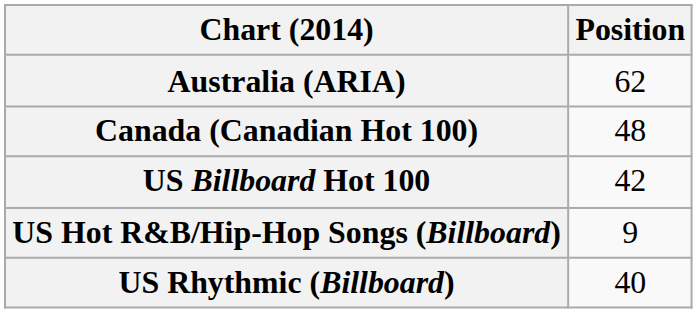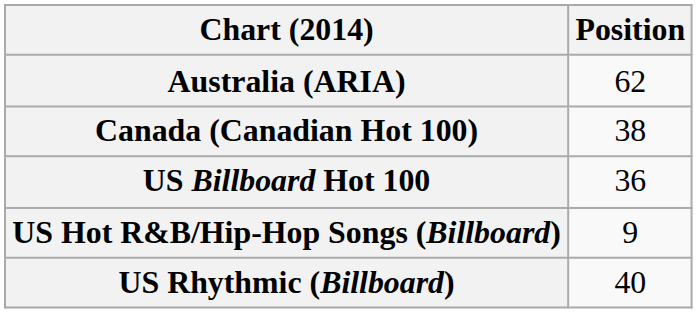(630, 130) 48 -> (630, 130) 38
(630, 181) 42 -> (630, 181) 36
